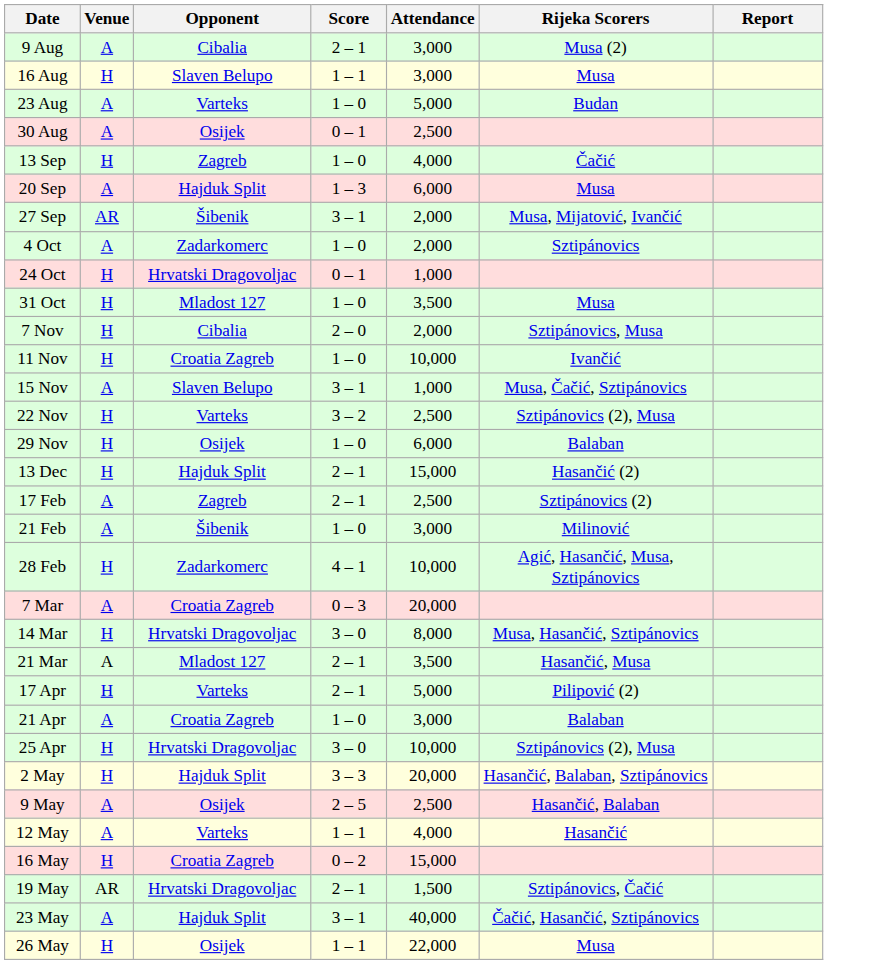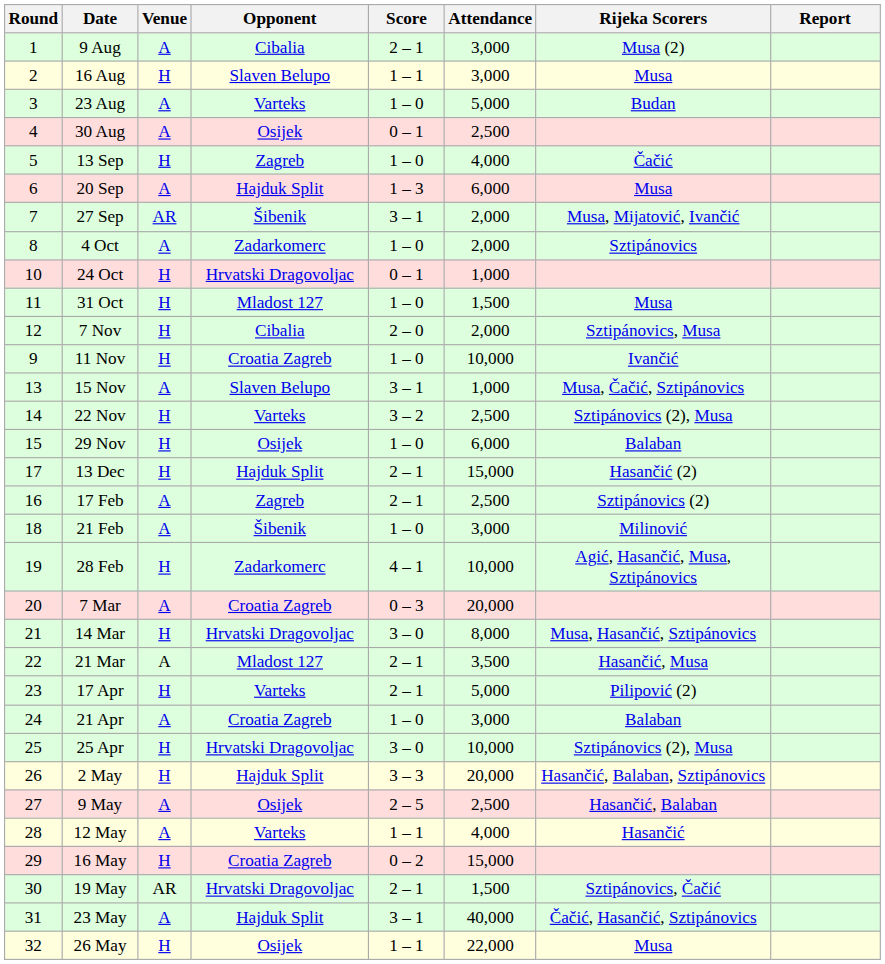+ column: (33, 18)
(433, 302) 3,500 -> (490, 302) 1,500
